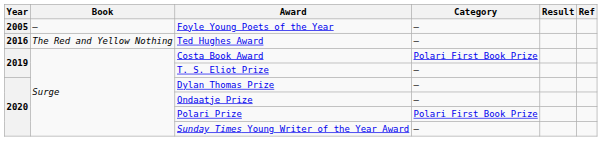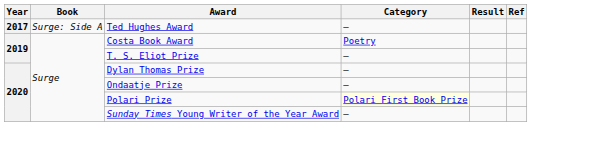- row: (17, 26)
- row: (17, 41)
+ row: (17, 26)
(476, 56) Polari First Book Prize -> (360, 41) Poetry
(476, 114) no background -> (405, 99) lightyellow background
